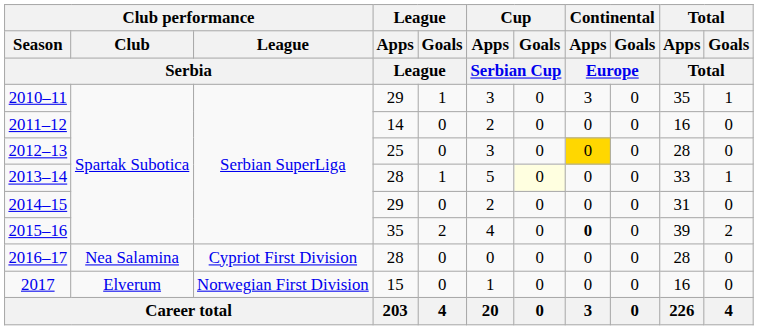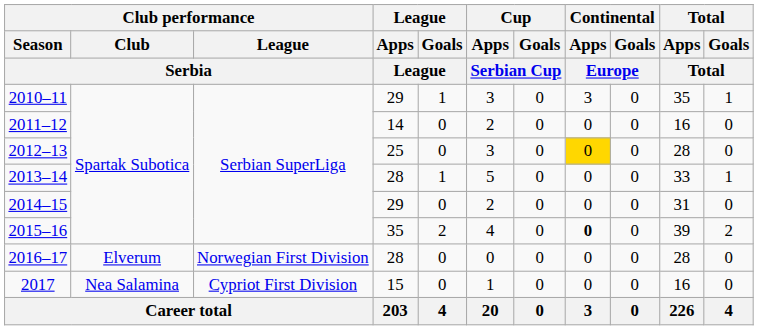(540, 177) lightyellow background -> (540, 177) no background
(132, 257) Nea Salamina -> (132, 257) Elverum
(283, 257) Cypriot First Division -> (283, 257) Norwegian First Division
(132, 284) Elverum -> (132, 284) Nea Salamina
(283, 284) Norwegian First Division -> (283, 284) Cypriot First Division
